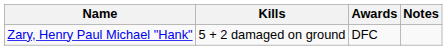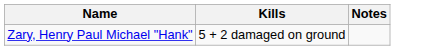- column: (374, 14)
